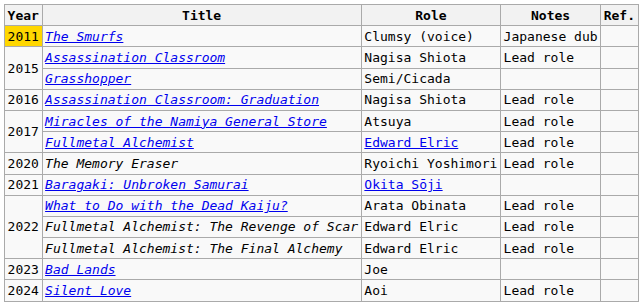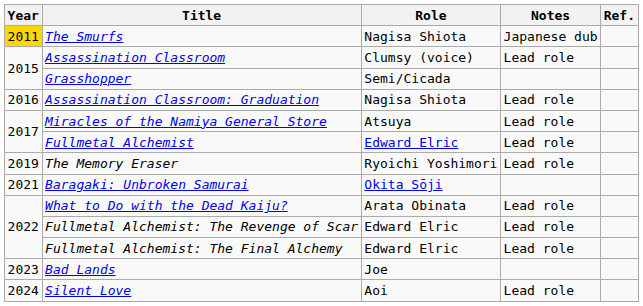(419, 36) Clumsy (voice) -> (415, 36) Nagisa Shiota
(415, 57) Nagisa Shiota -> (419, 57) Clumsy (voice)
(23, 163) 2020 -> (23, 163) 2019
